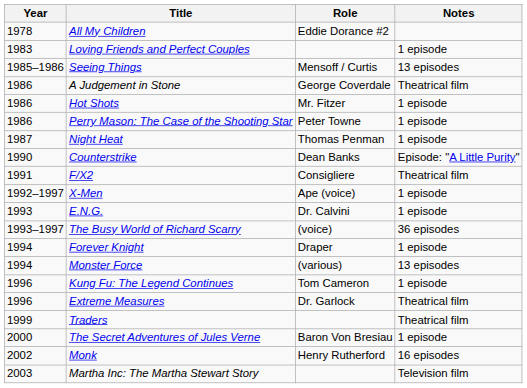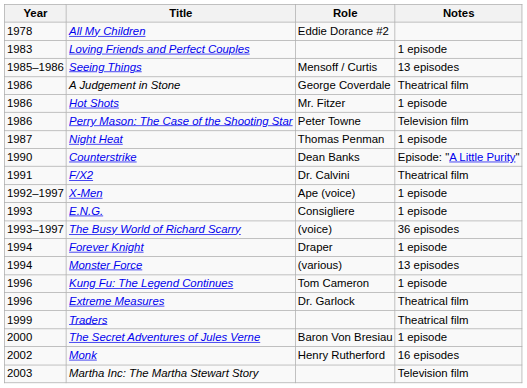(422, 121) 1 episode -> (433, 121) Television film
(326, 175) Consigliere -> (324, 175) Dr. Calvini
(324, 211) Dr. Calvini -> (326, 211) Consigliere
